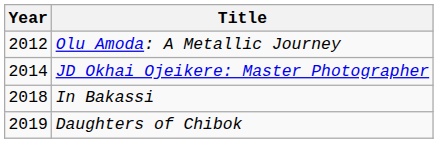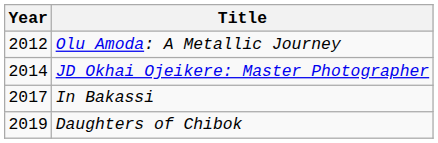(28, 98) 2018 -> (28, 98) 2017
